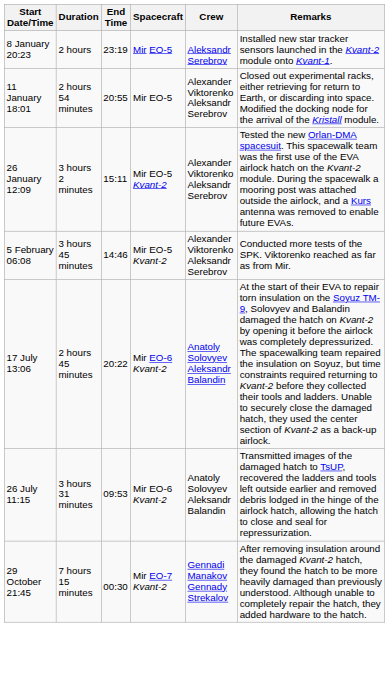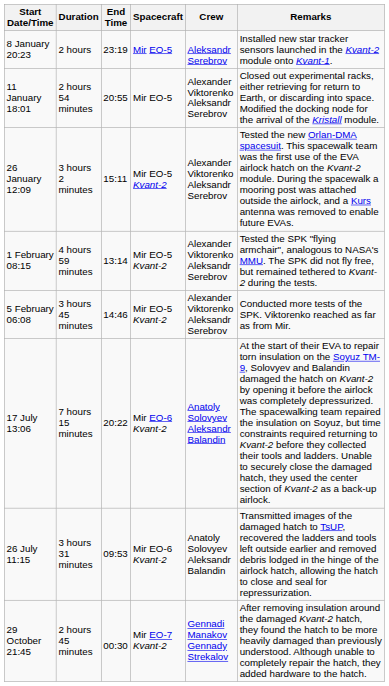+ row: (30, 260)
(76, 364) 2 hours 45 minutes -> (76, 423) 7 hours 15 minutes
(76, 581) 7 hours 15 minutes -> (76, 641) 2 hours 45 minutes
